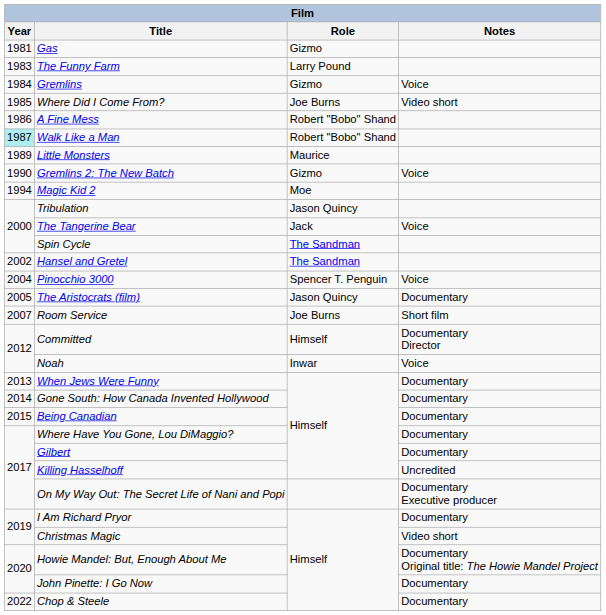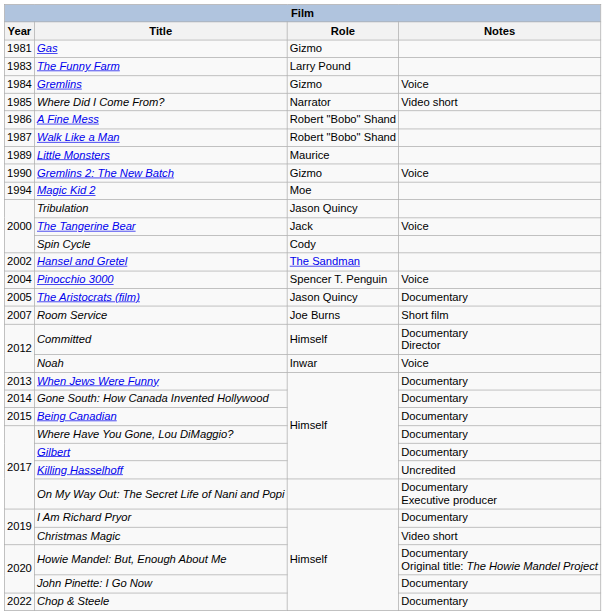(315, 102) Joe Burns -> (310, 102) Narrator
(19, 137) paleturquoise background -> (19, 137) no background
(325, 244) The Sandman -> (303, 244) Cody
